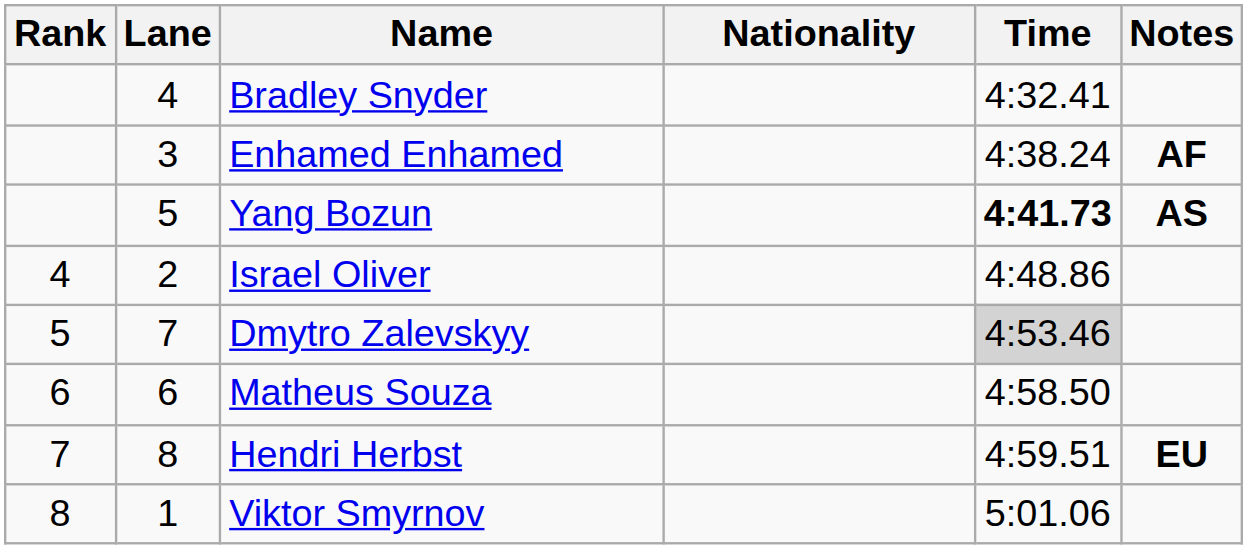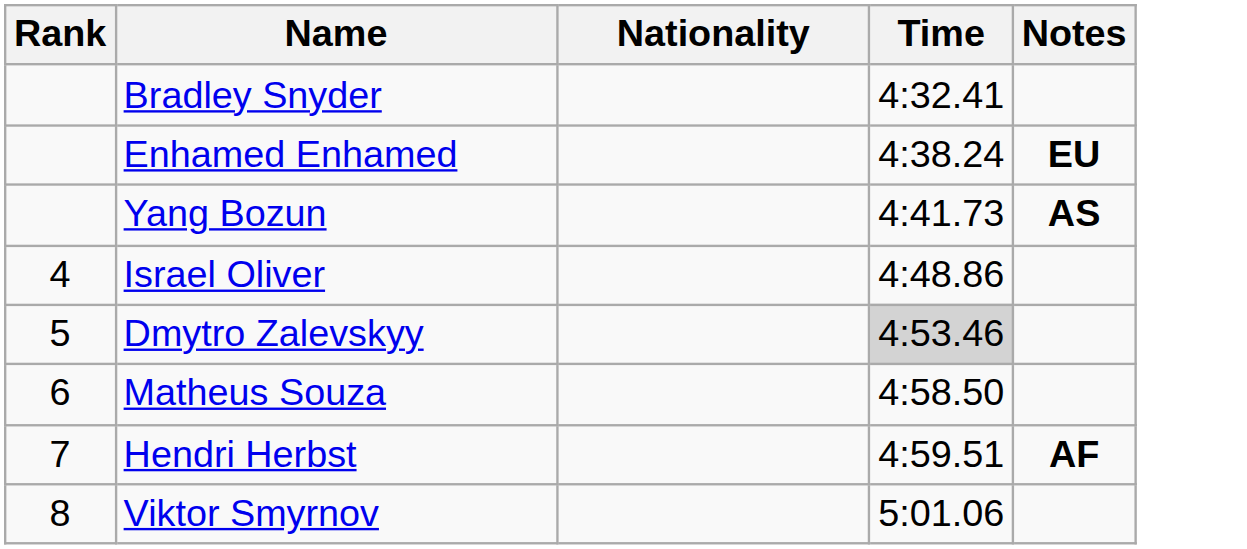- column: (168, 34)
(1182, 154) AF -> (1074, 154) EU
(1048, 214) bold -> (941, 214) normal
(1182, 453) EU -> (1074, 453) AF
